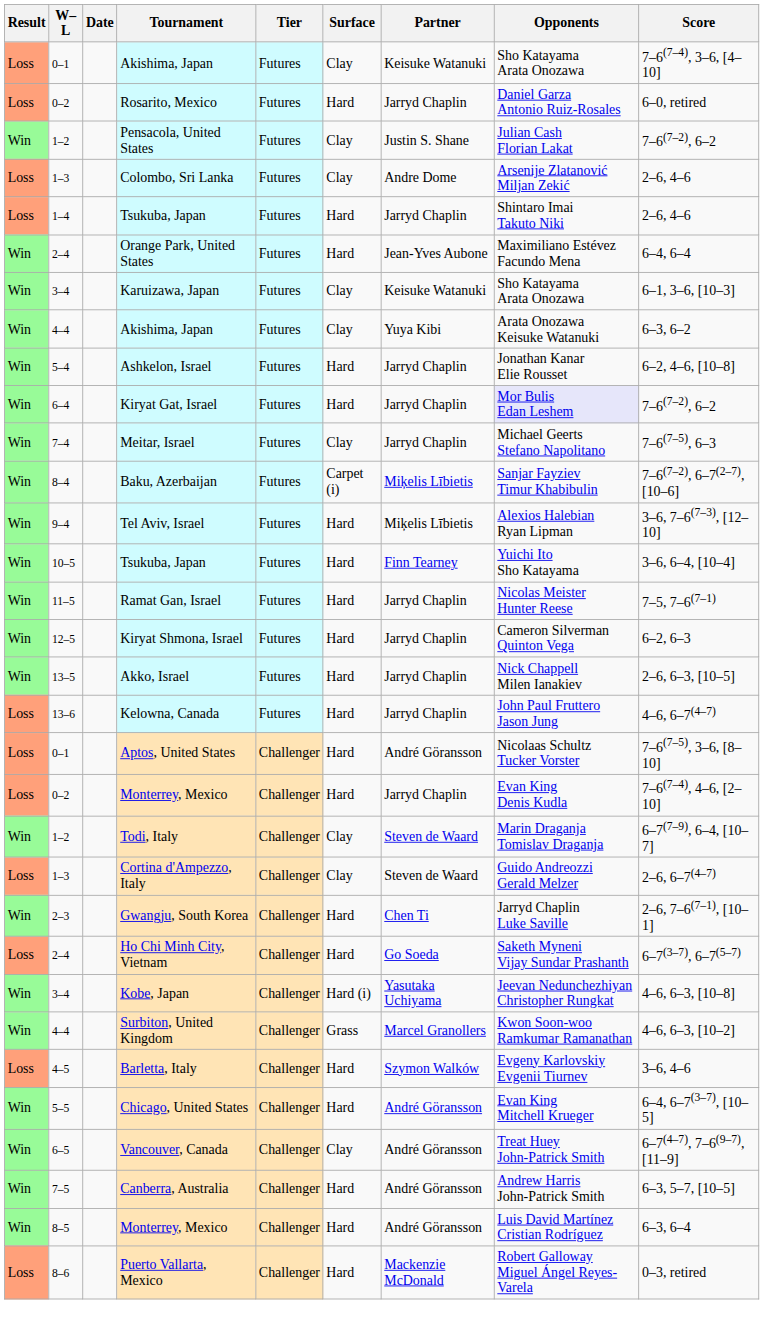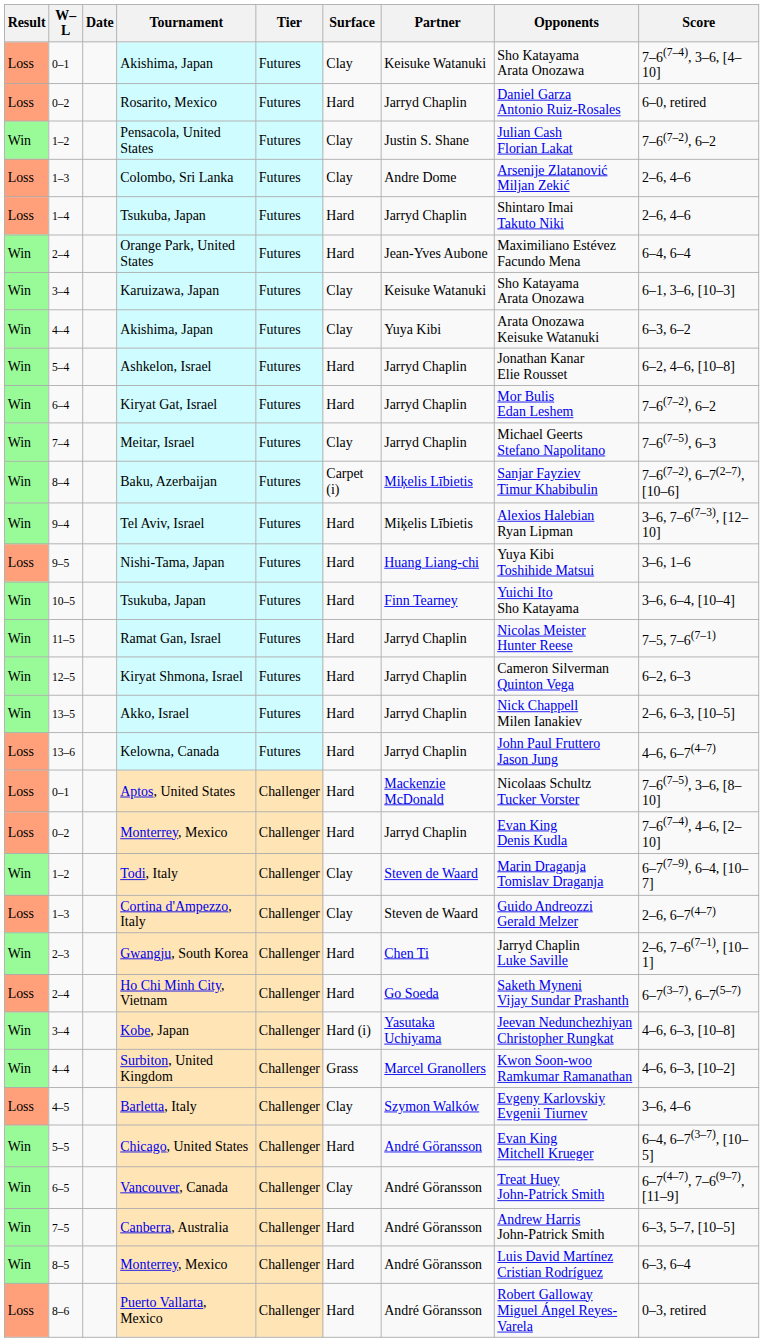(535, 404) lavender background -> (535, 404) no background
+ row: (61, 563)
(433, 753) André Göransson -> (415, 791) Mackenzie McDonald
(340, 1068) Hard -> (340, 1106) Clay
(415, 1272) Mackenzie McDonald -> (433, 1310) André Göransson
